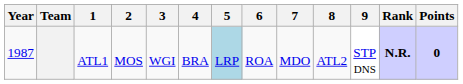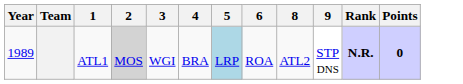- column: (295, 15)
(21, 53) 1987 -> (21, 53) 1989
(129, 60) no background -> (129, 60) lightgrey background
